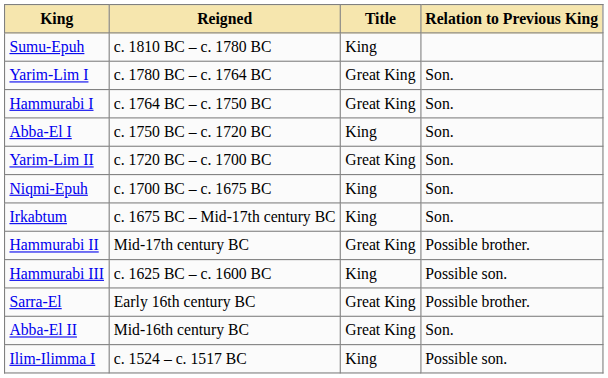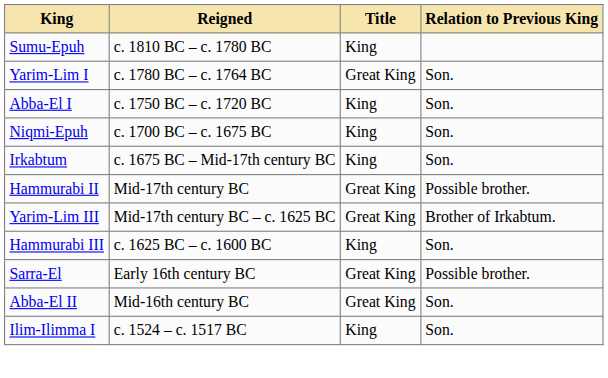- row: (51, 103)
- row: (52, 160)
+ row: (54, 217)
(466, 273) Possible son. -> (439, 245) Son.
(466, 358) Possible son. -> (439, 330) Son.
